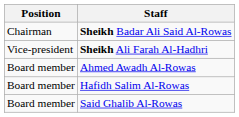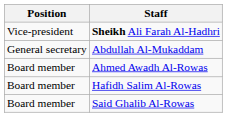- row: (156, 31)
+ row: (148, 49)
